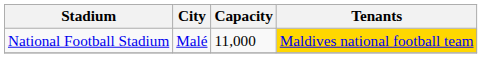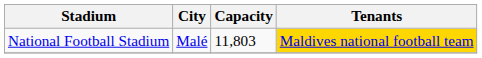(235, 40) 11,000 -> (235, 40) 11,803
